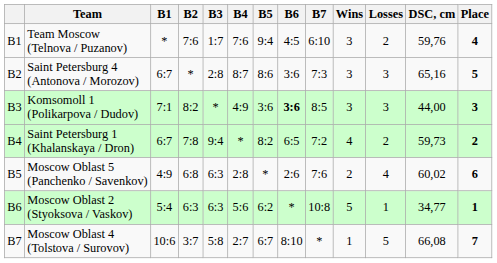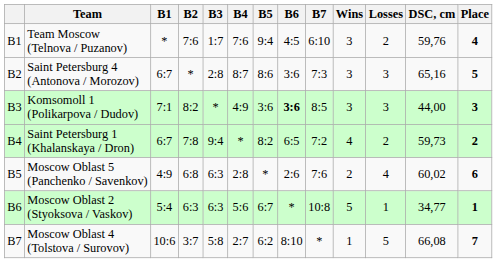(265, 207) 6:2 -> (265, 207) 6:7
(265, 241) 6:7 -> (265, 241) 6:2
